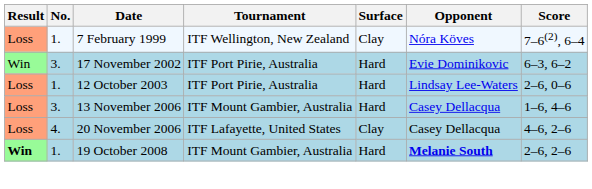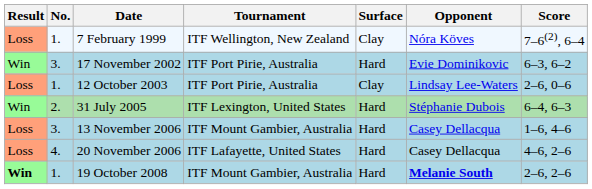(372, 84) Hard -> (371, 84) Clay
+ row: (112, 106)
(371, 128) Clay -> (372, 150) Hard
